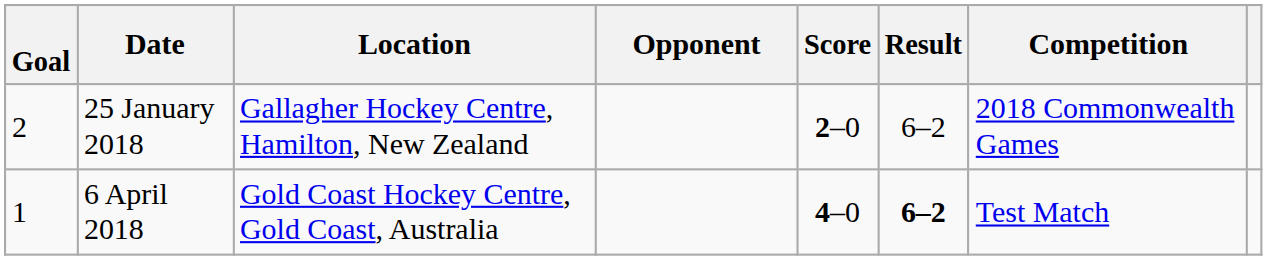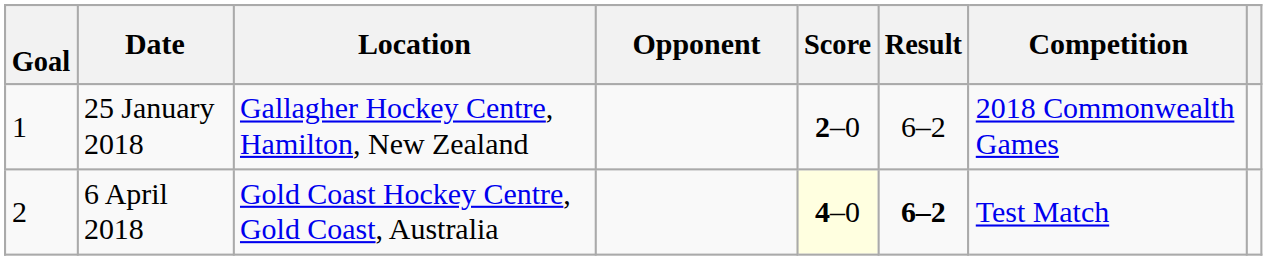(20, 127) 2 -> (20, 127) 1
(20, 212) 1 -> (20, 212) 2
(838, 212) no background -> (838, 212) lightyellow background
